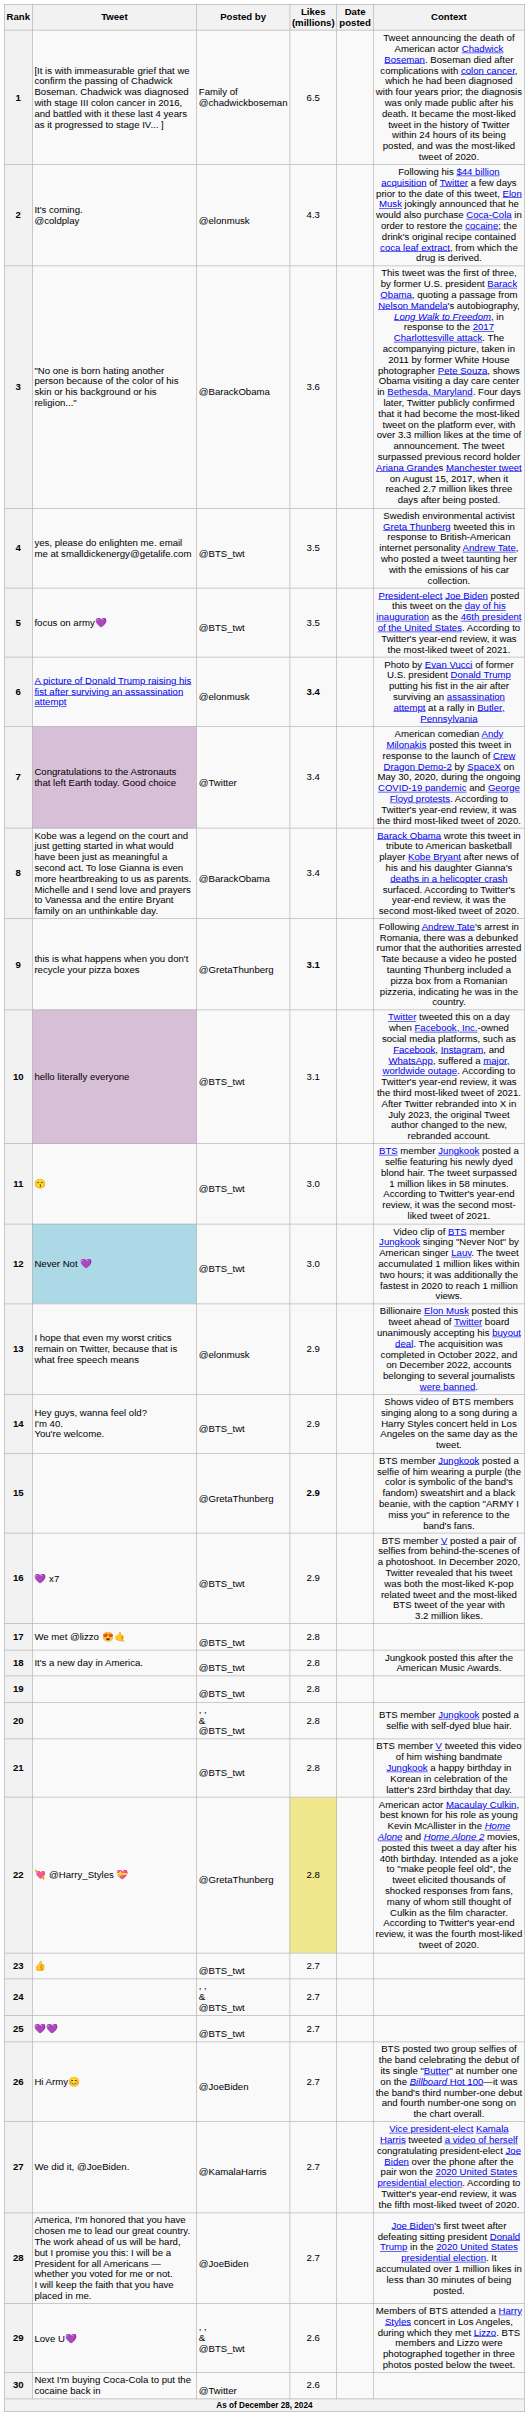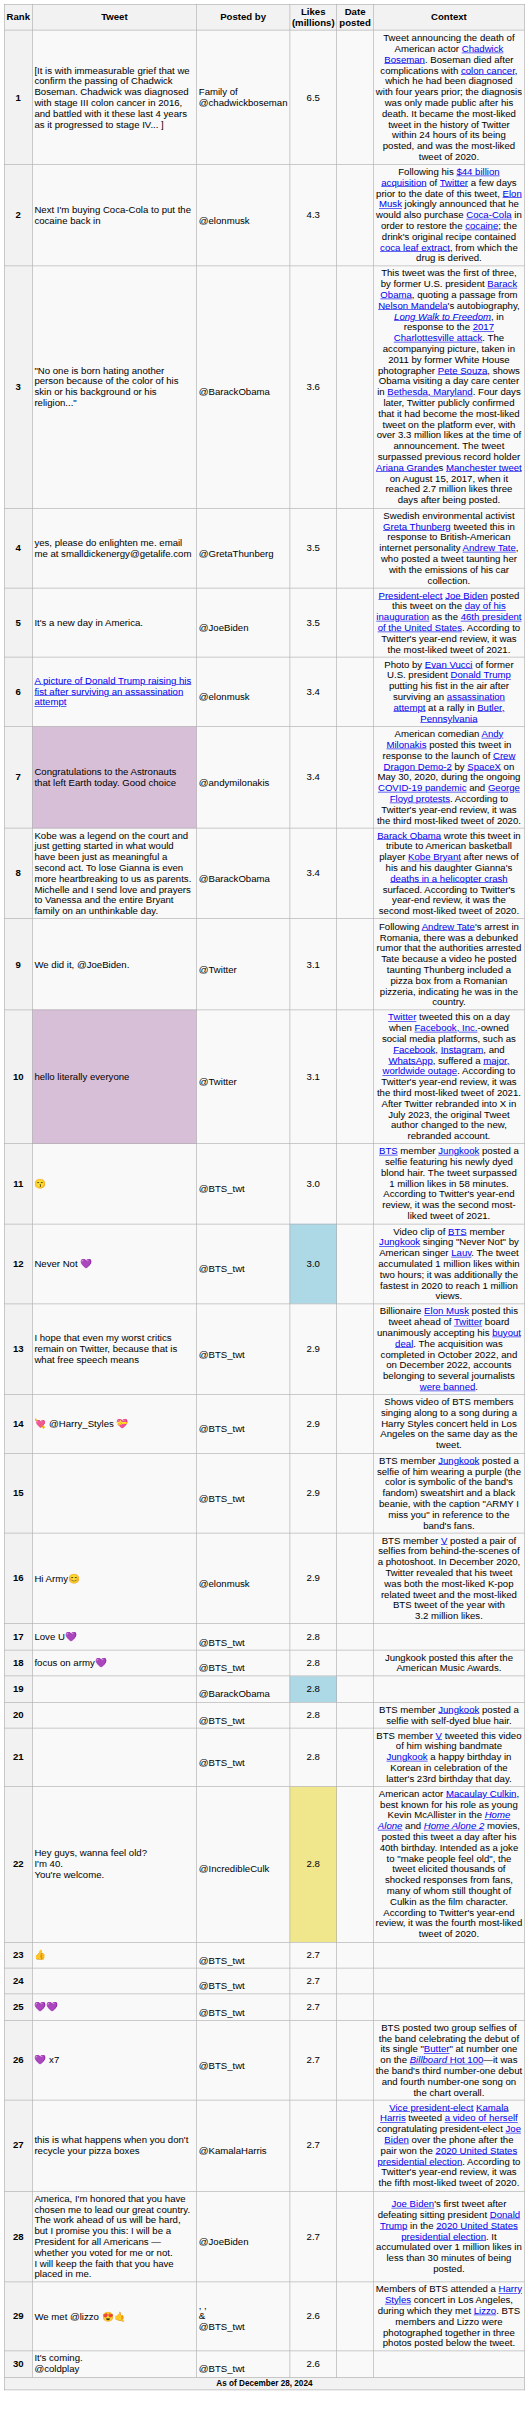(59, 215) It's coming. @coldplay -> (113, 215) Next I'm buying Coca-Cola to put the cocaine back in
(222, 553) @BTS_twt -> (236, 553) @GretaThunberg
(71, 623) focus on army💜 -> (89, 622) It's a new day in America.
(222, 628) @BTS_twt -> (224, 628) @JoeBiden
(313, 692) bold -> (313, 692) normal
(218, 782) @Twitter -> (234, 782) @andymilonakis
(111, 964) this is what happens when you don't recycle your pizza boxes -> (82, 964) We did it, @JoeBiden.
(236, 969) @GretaThunberg -> (218, 969) @Twitter
(313, 964) bold -> (313, 964) normal
(222, 1082) @BTS_twt -> (218, 1082) @Twitter
(63, 1264) lightblue background -> (63, 1264) no background
(313, 1264) no background -> (313, 1264) lightblue background
(224, 1354) @elonmusk -> (222, 1354) @BTS_twt
(91, 1424) Hey guys, wanna feel old? I'm 40. You're welcome. -> (81, 1424) 💘 @Harry_Styles 💝
(236, 1498) @GretaThunberg -> (222, 1498) @BTS_twt
(313, 1493) bold -> (313, 1493) normal
(47, 1579) 💜 x7 -> (57, 1579) Hi Army😊
(222, 1584) @BTS_twt -> (224, 1584) @elonmusk
(80, 1637) We met @lizzo 😍🤙 -> (56, 1637) Love U💜
(89, 1663) It's a new day in America. -> (71, 1663) focus on army💜
(222, 1694) @BTS_twt -> (234, 1694) @BarackObama
(313, 1689) no background -> (313, 1689) lightblue background
(222, 1720) , , & @BTS_twt -> (222, 1720) @BTS_twt
(81, 1875) 💘 @Harry_Styles 💝 -> (91, 1864) Hey guys, wanna feel old? I'm 40. You're welcome.
(236, 1880) @GretaThunberg -> (234, 1869) @IncredibleCulk
(222, 1997) , , & @BTS_twt -> (222, 1986) @BTS_twt
(57, 2082) Hi Army😊 -> (47, 2060) 💜 x7
(224, 2087) @JoeBiden -> (222, 2065) @BTS_twt
(82, 2167) We did it, @JoeBiden. -> (111, 2145) this is what happens when you don't recycle your pizza boxes
(56, 2338) Love U💜 -> (80, 2316) We met @lizzo 😍🤙
(113, 2385) Next I'm buying Coca-Cola to put the cocaine back in -> (59, 2364) It's coming. @coldplay
(218, 2391) @Twitter -> (222, 2369) @BTS_twt
